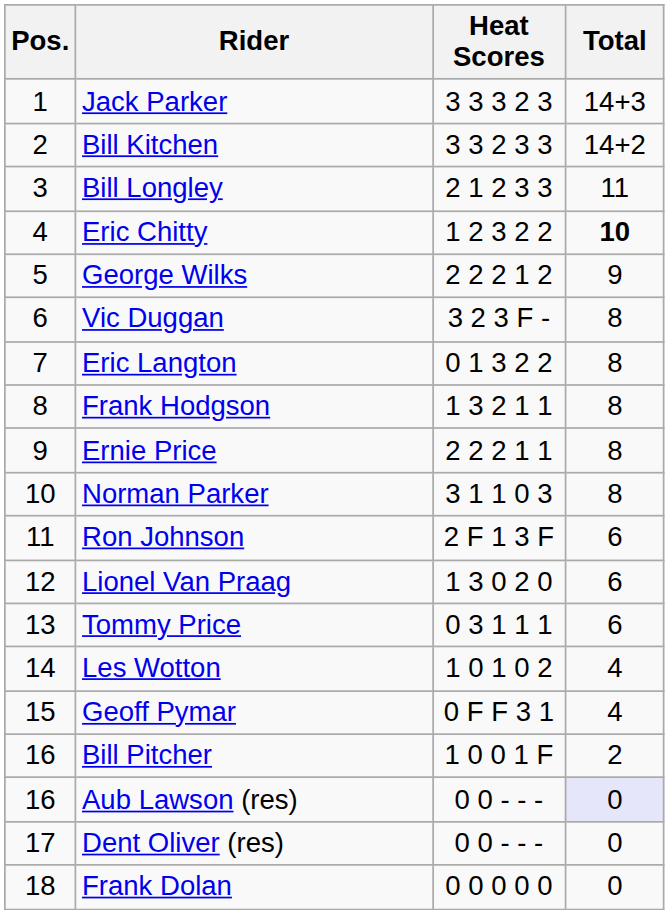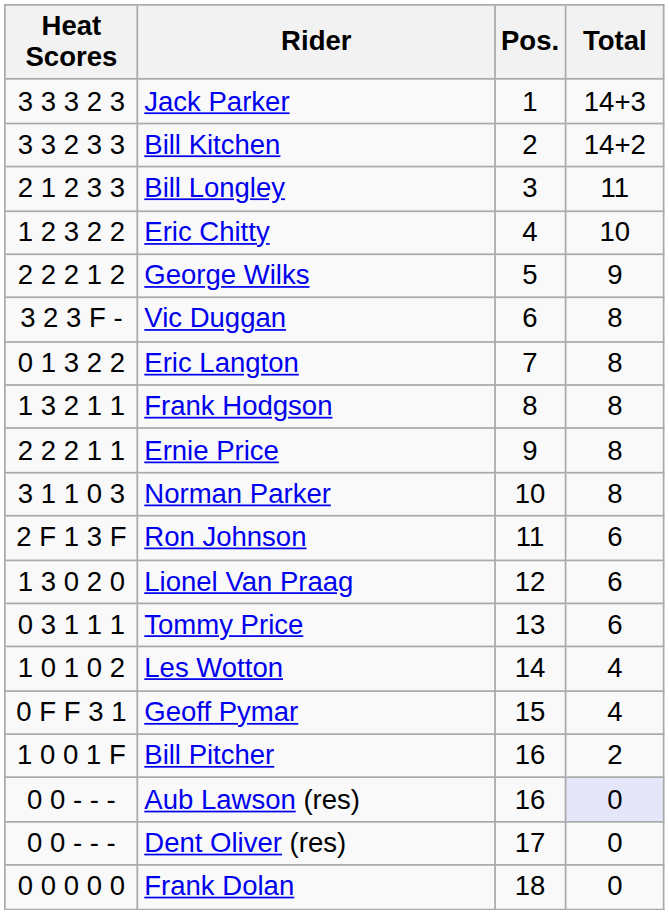columns swapped: (40, 41) <-> (499, 41)
(615, 231) bold -> (615, 231) normal
